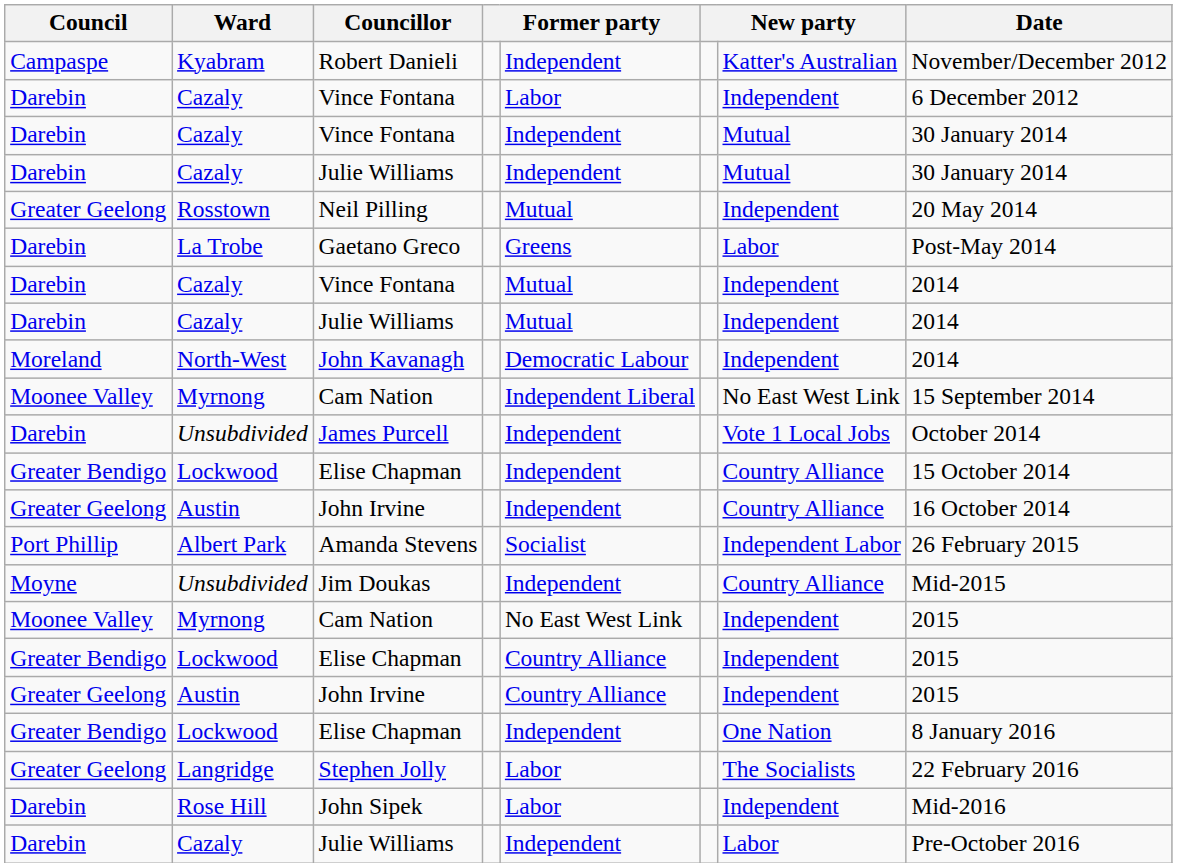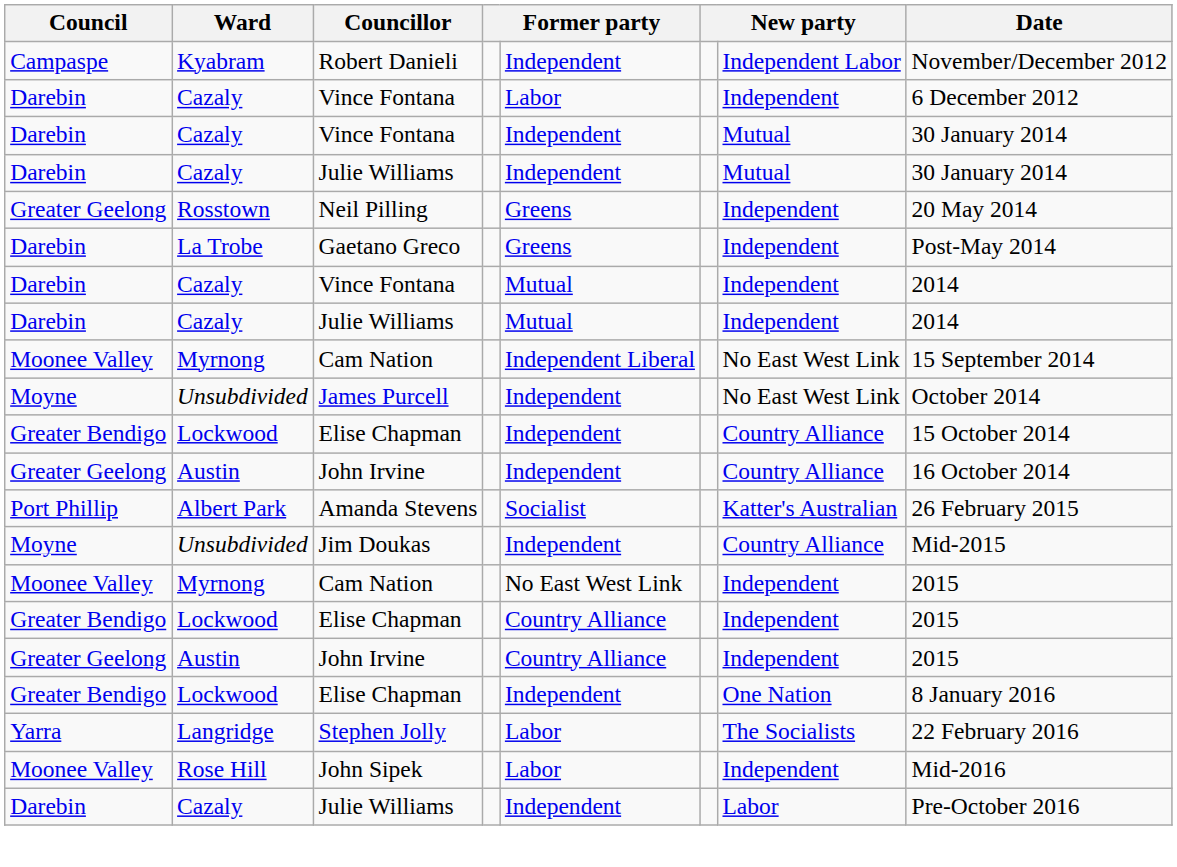(810, 60) Katter's Australian -> (812, 60) Independent Labor
(539, 209) Mutual -> (538, 209) Greens
(751, 246) Labor -> (781, 246) Independent
- row: (232, 358)
(48, 433) Darebin -> (43, 396) Moyne
(806, 433) Vote 1 Local Jobs -> (811, 396) No East West Link
(812, 545) Independent Labor -> (810, 508) Katter's Australian
(88, 769) Greater Geelong -> (36, 731) Yarra
(48, 806) Darebin -> (81, 769) Moonee Valley
